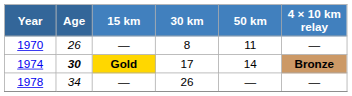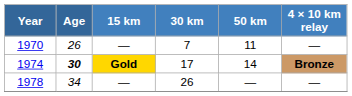(187, 45) 8 -> (187, 45) 7
